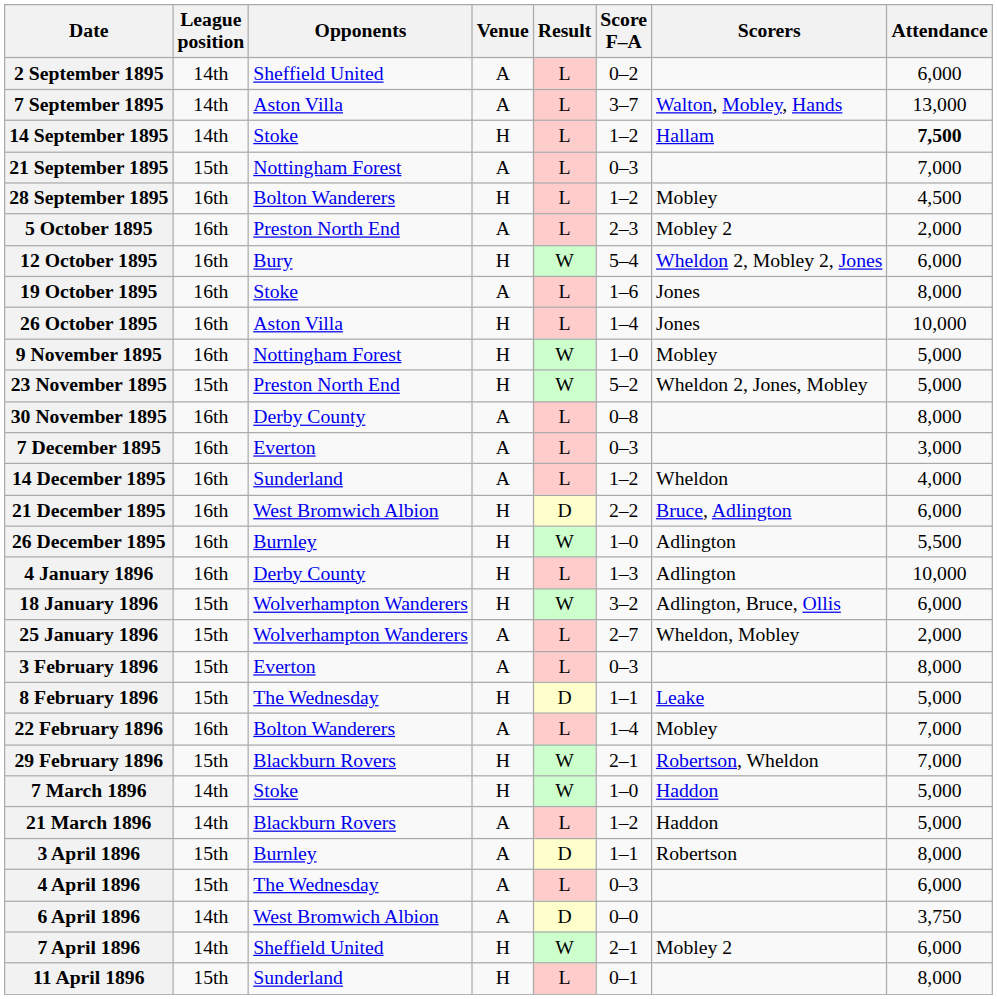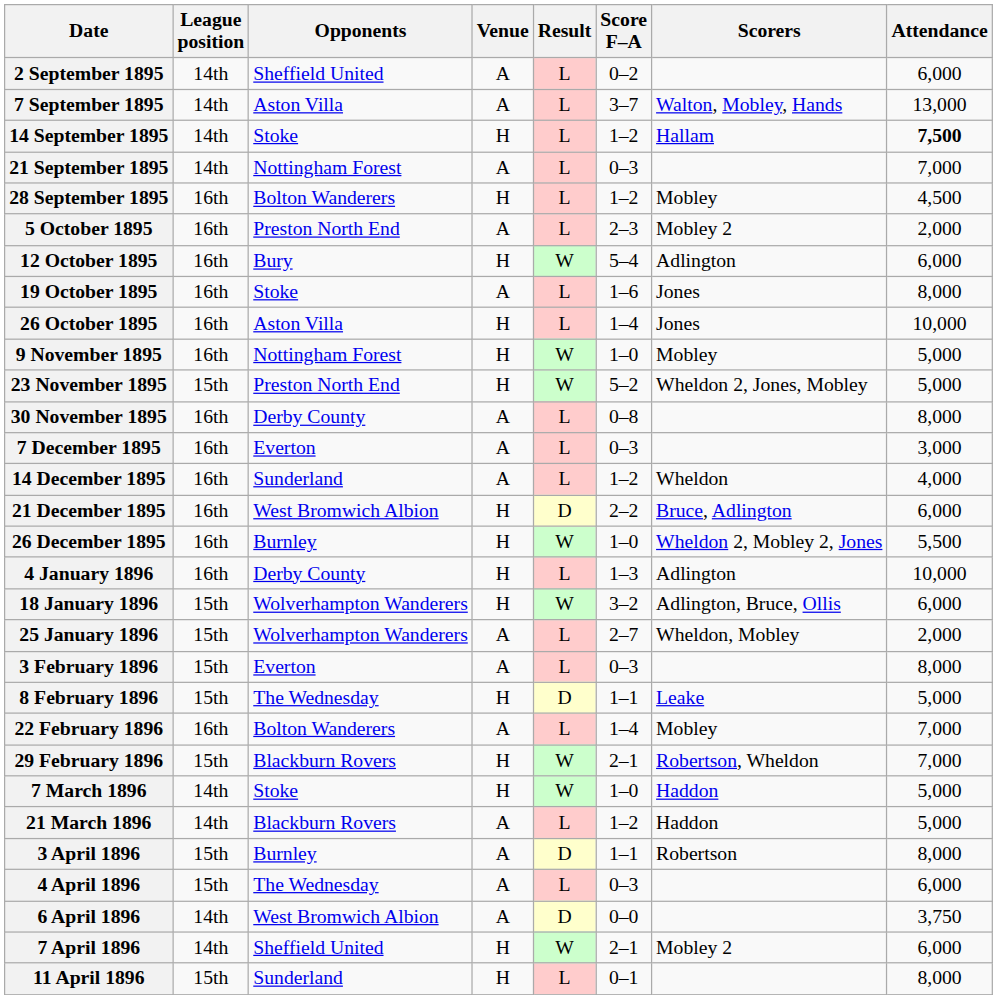(211, 167) 15th -> (211, 167) 14th
(769, 260) Wheldon 2, Mobley 2, Jones -> (696, 260) Adlington
(696, 541) Adlington -> (769, 541) Wheldon 2, Mobley 2, Jones
